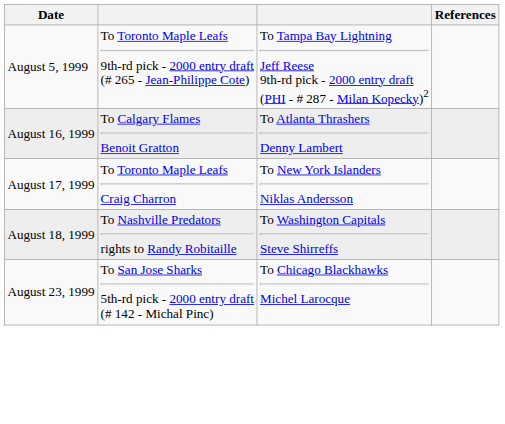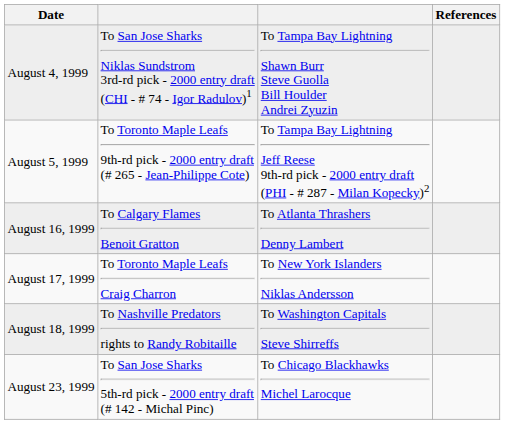+ row: (48, 72)
